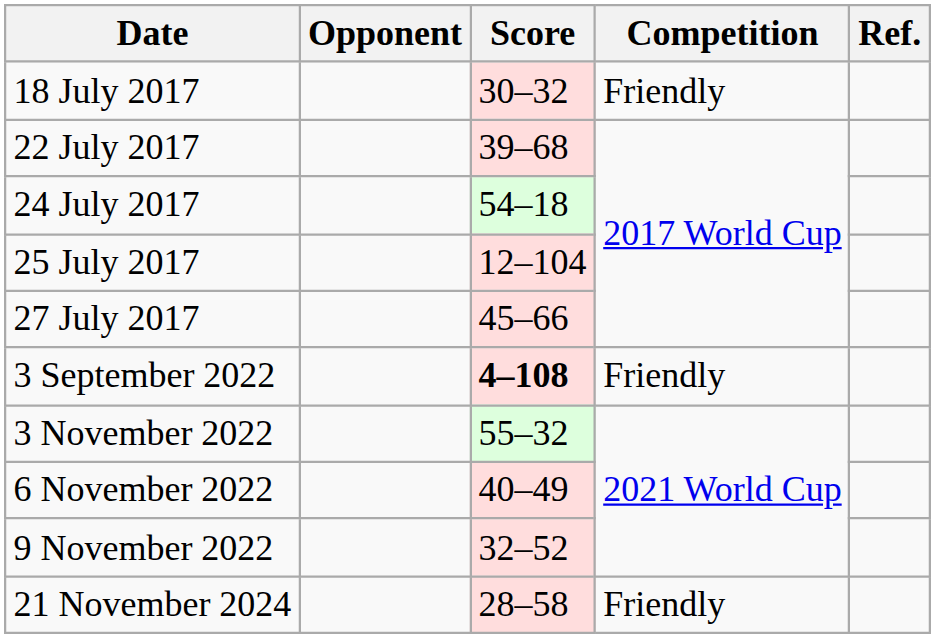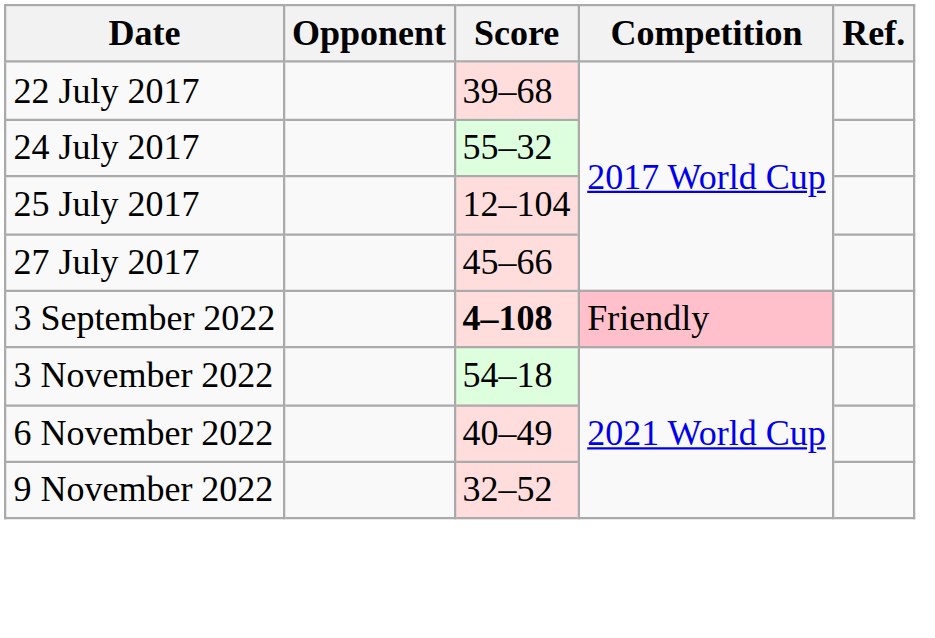- row: (106, 90)
(524, 204) 54–18 -> (508, 147) 55–32
(664, 375) no background -> (648, 318) pink background
(524, 432) 55–32 -> (508, 375) 54–18
- row: (152, 603)
